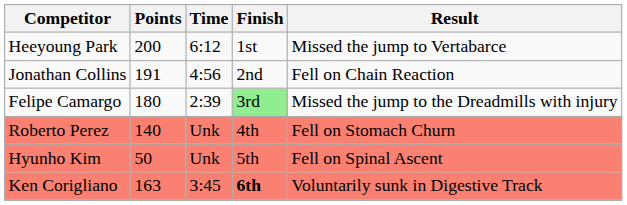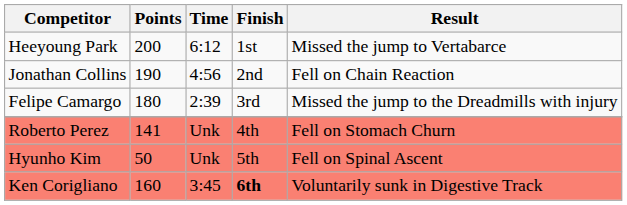(148, 74) 191 -> (148, 74) 190
(248, 102) lightgreen background -> (248, 102) no background
(148, 130) 140 -> (148, 130) 141
(148, 185) 163 -> (148, 185) 160
